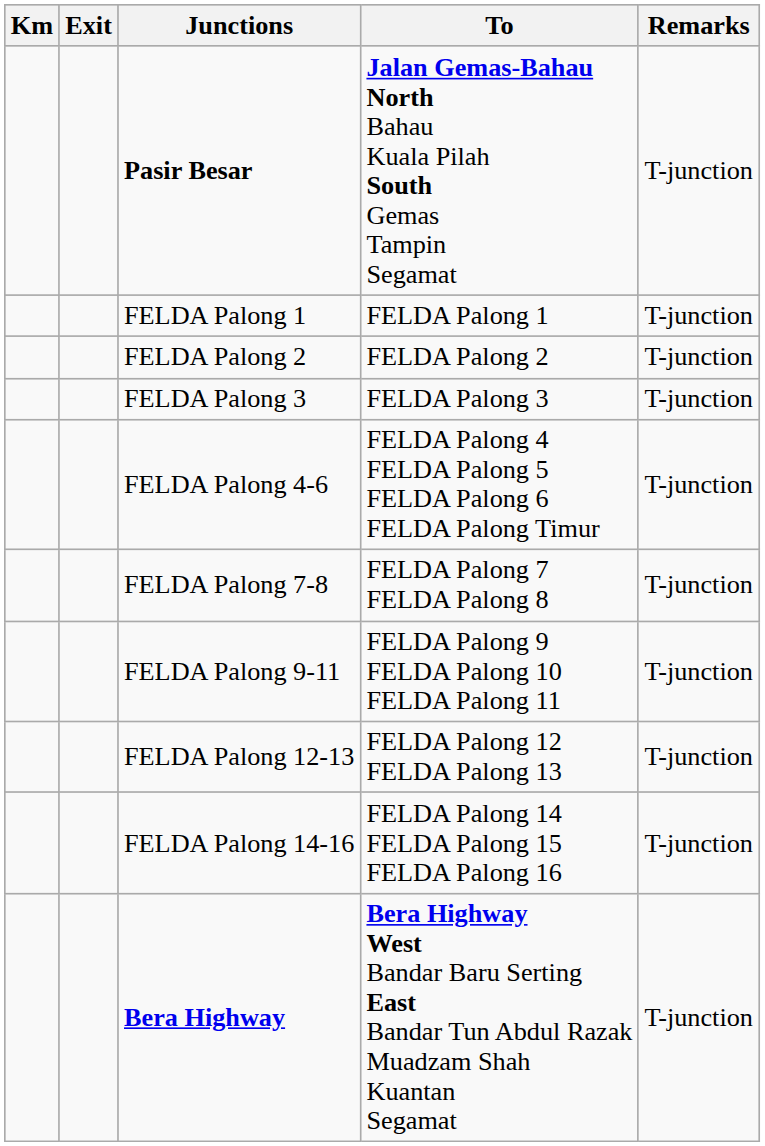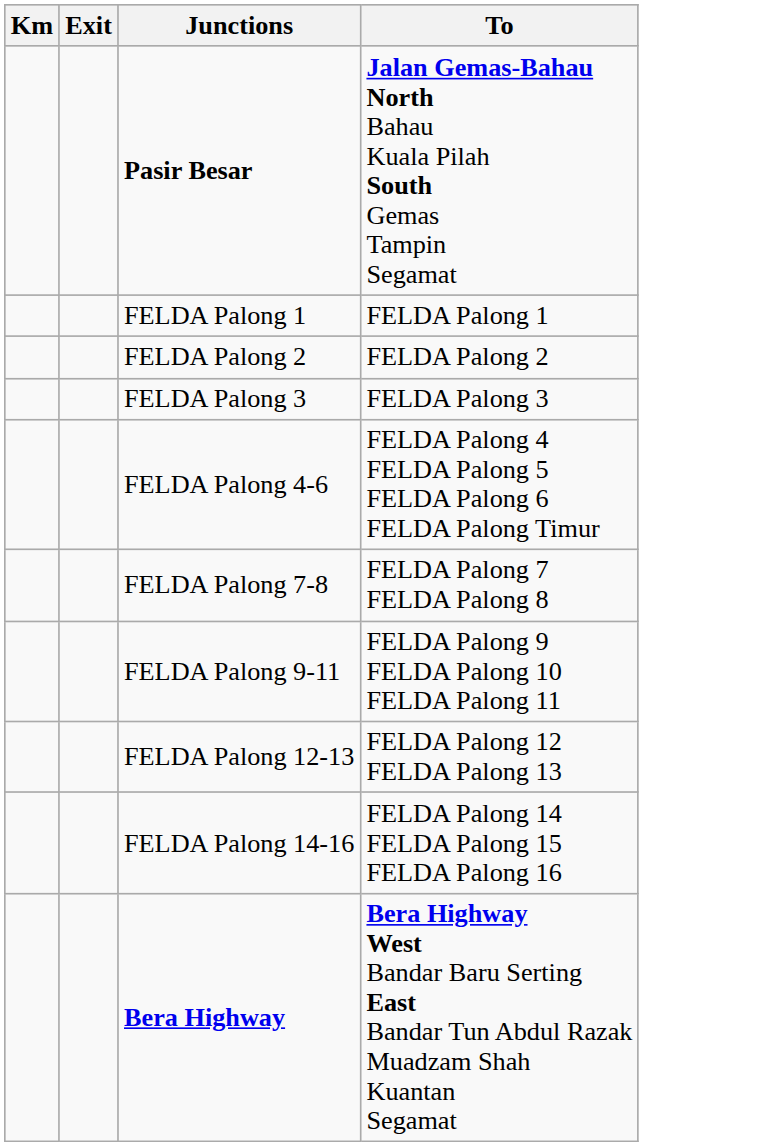- column: (699, 25)
